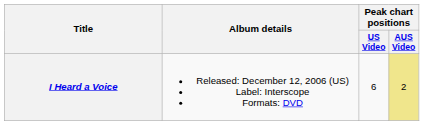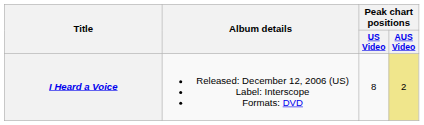(374, 87) 6 -> (374, 87) 8
